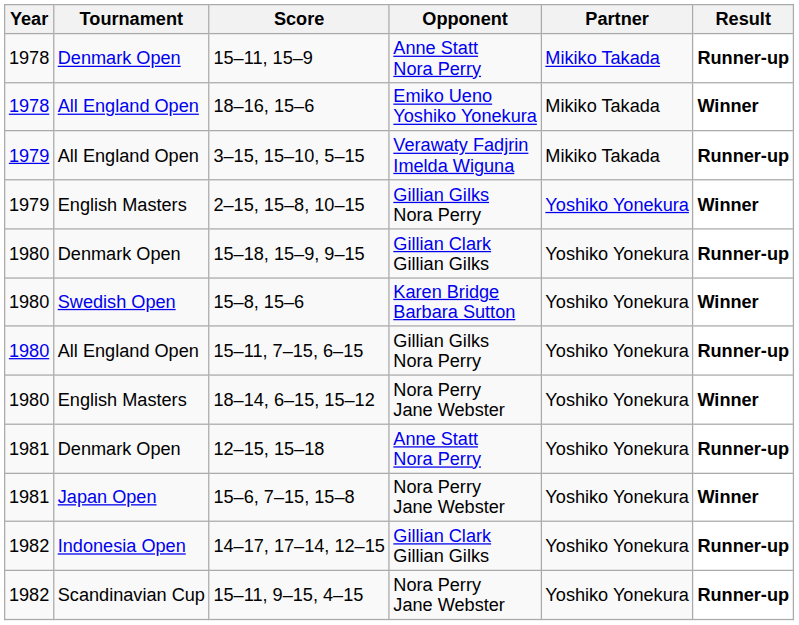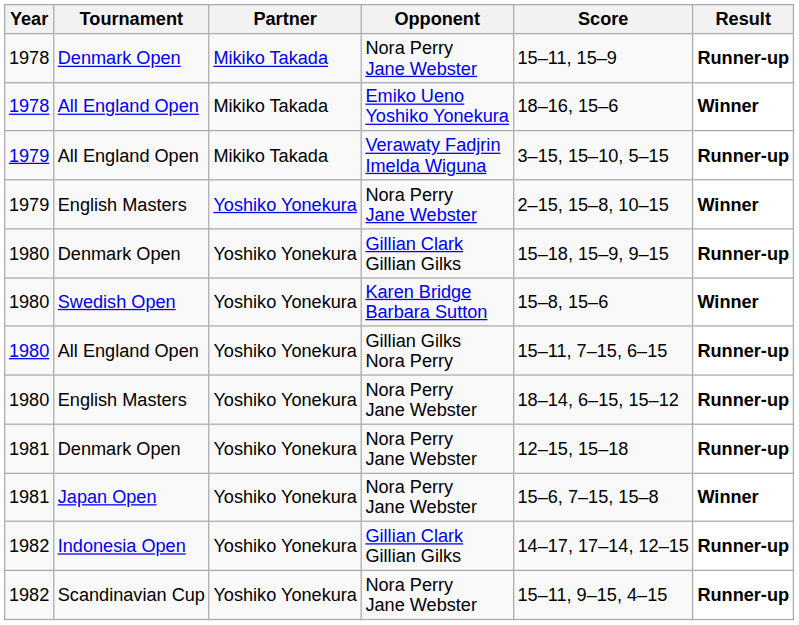columns swapped: (617, 19) <-> (299, 19)
(437, 58) Anne Statt Nora Perry -> (421, 58) Nora Perry Jane Webster
(441, 205) Gillian Gilks Nora Perry -> (421, 205) Nora Perry Jane Webster
(728, 400) Winner -> (743, 400) Runner-up
(437, 449) Anne Statt Nora Perry -> (421, 449) Nora Perry Jane Webster
